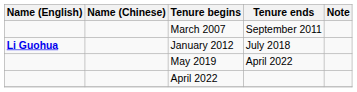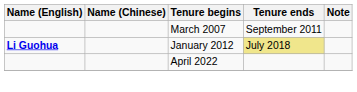(268, 45) no background -> (268, 45) khaki background
- row: (193, 62)
